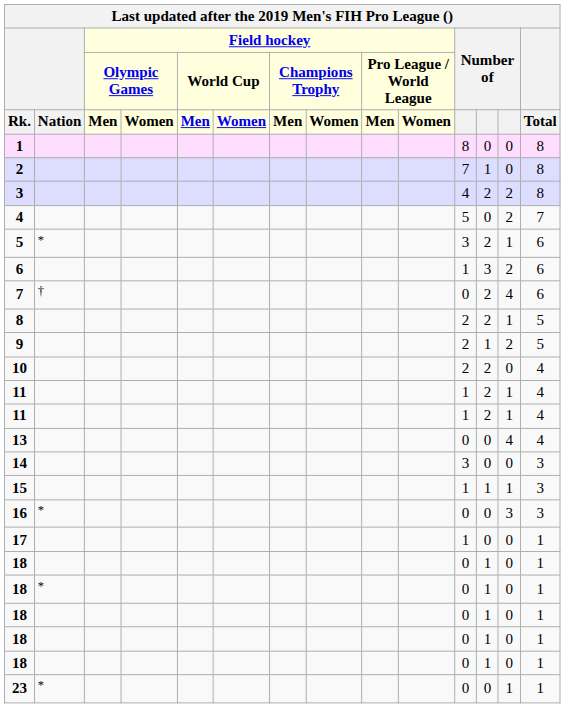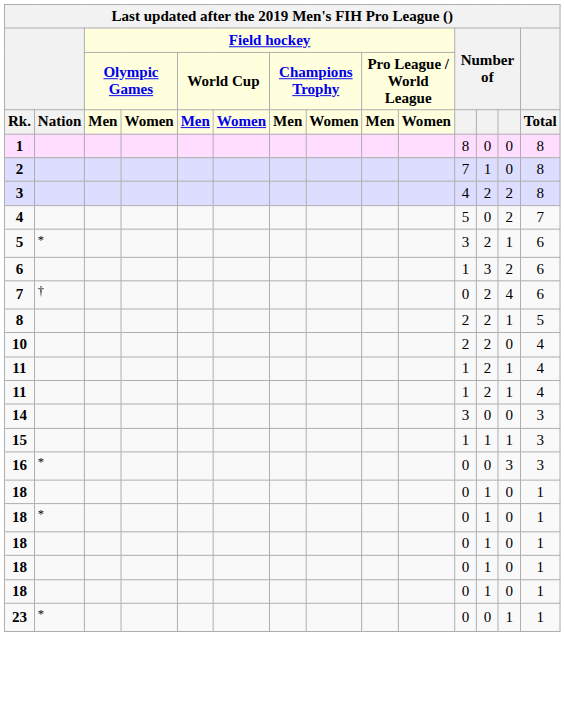- row: (19, 344)
- row: (19, 440)
- row: (19, 539)
